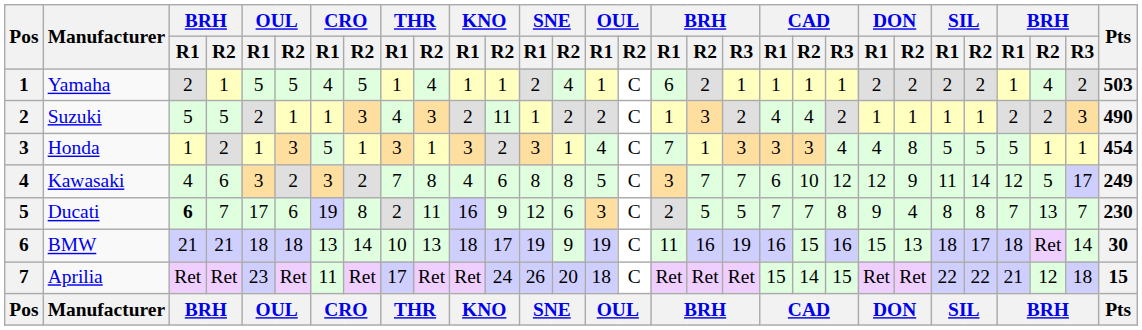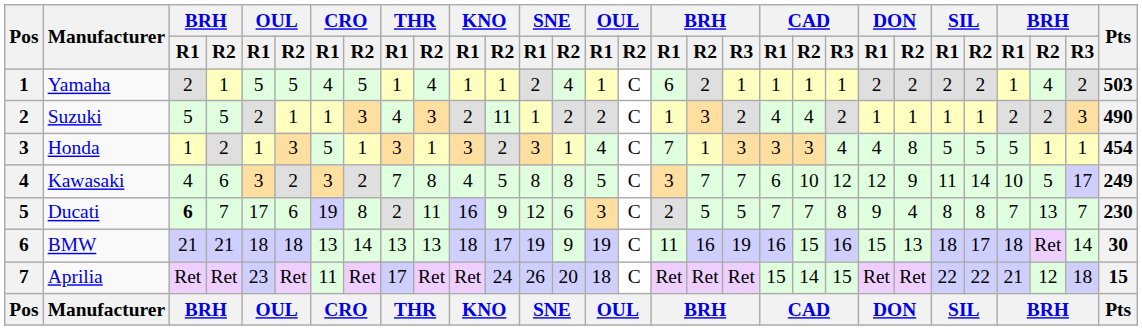(502, 180) 6 -> (502, 180) 5
(1013, 180) 12 -> (1013, 180) 10
(397, 244) 10 -> (397, 244) 13
